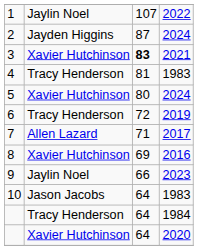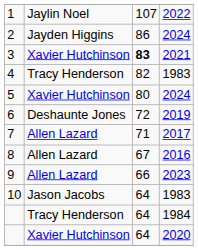(143, 34) 87 -> (143, 34) 86
(143, 74) 81 -> (143, 74) 82
(75, 114) Tracy Henderson -> (76, 114) Deshaunte Jones
(78, 154) Xavier Hutchinson -> (62, 154) Allen Lazard
(143, 154) 69 -> (143, 154) 67
(58, 174) Jaylin Noel -> (62, 174) Allen Lazard
